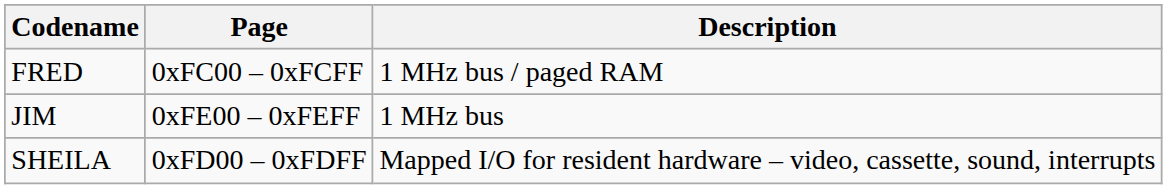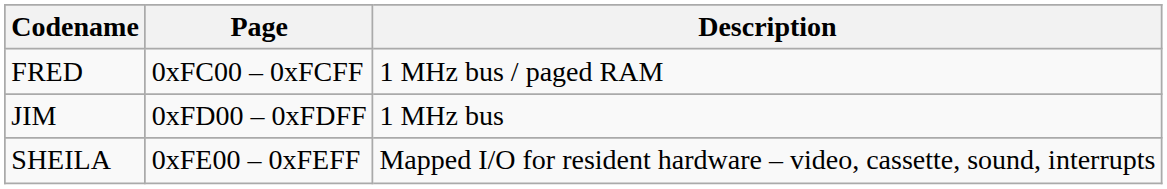(256, 115) 0xFE00 – 0xFEFF -> (259, 115) 0xFD00 – 0xFDFF
(259, 159) 0xFD00 – 0xFDFF -> (256, 159) 0xFE00 – 0xFEFF
